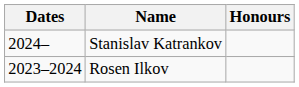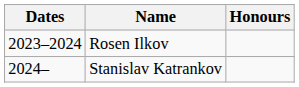rows swapped: (129, 69) <-> (156, 43)
